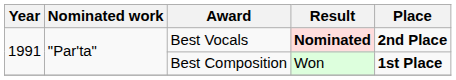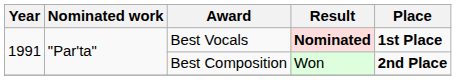(412, 39) 2nd Place -> (410, 39) 1st Place
(410, 63) 1st Place -> (412, 63) 2nd Place
